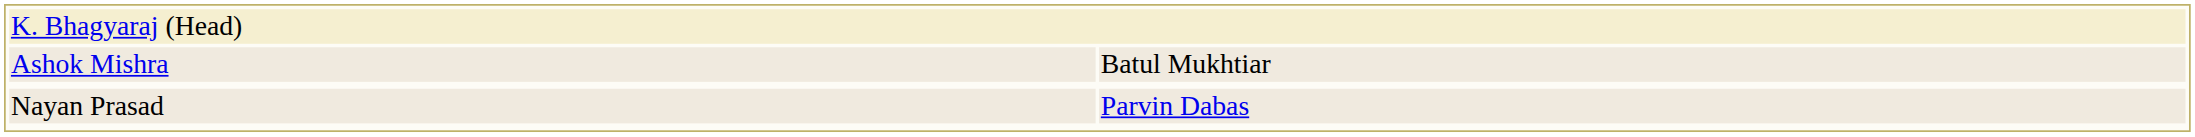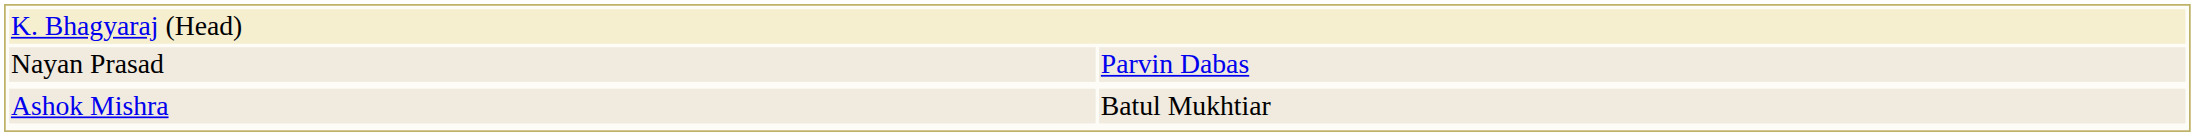rows swapped: (90, 64) <-> (87, 105)
